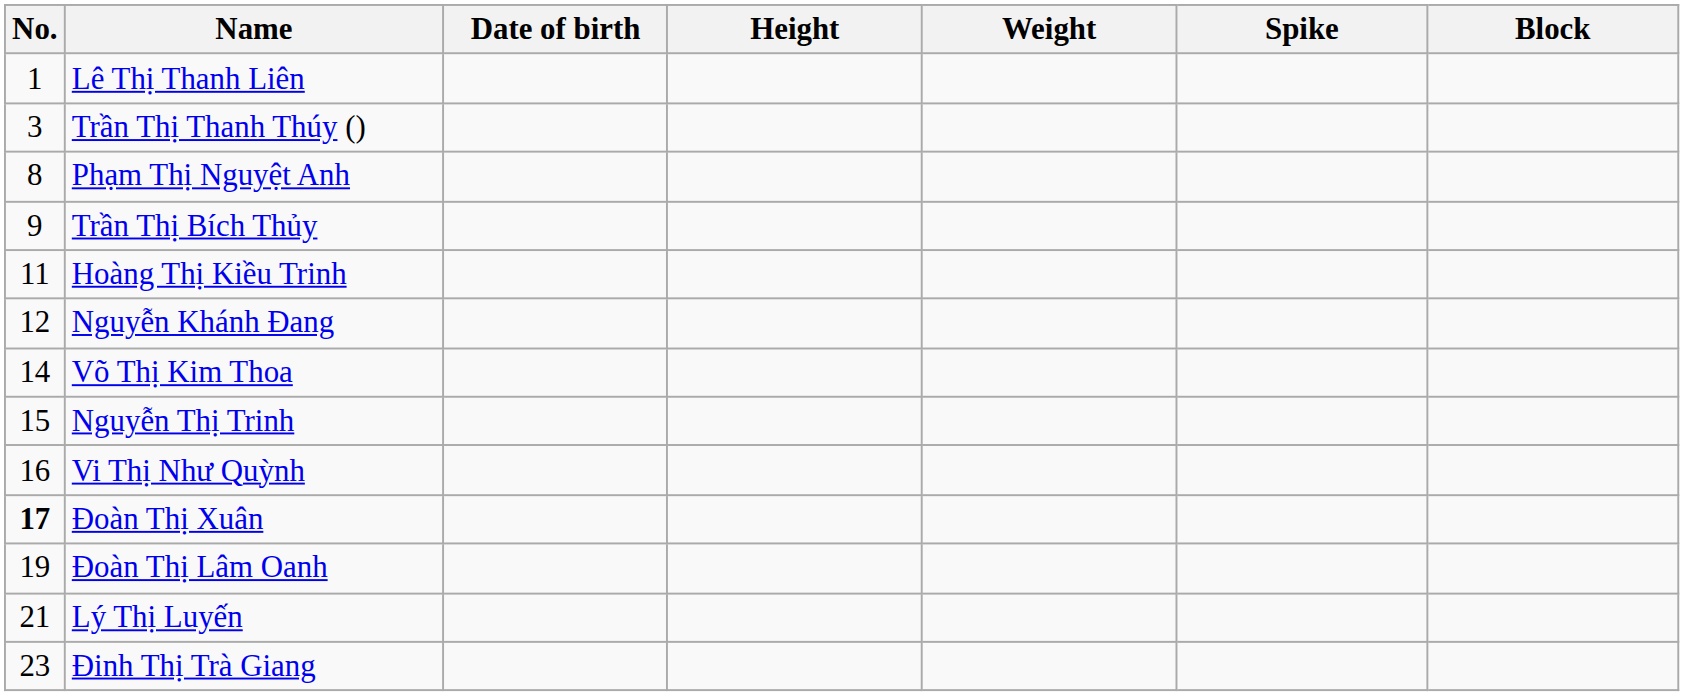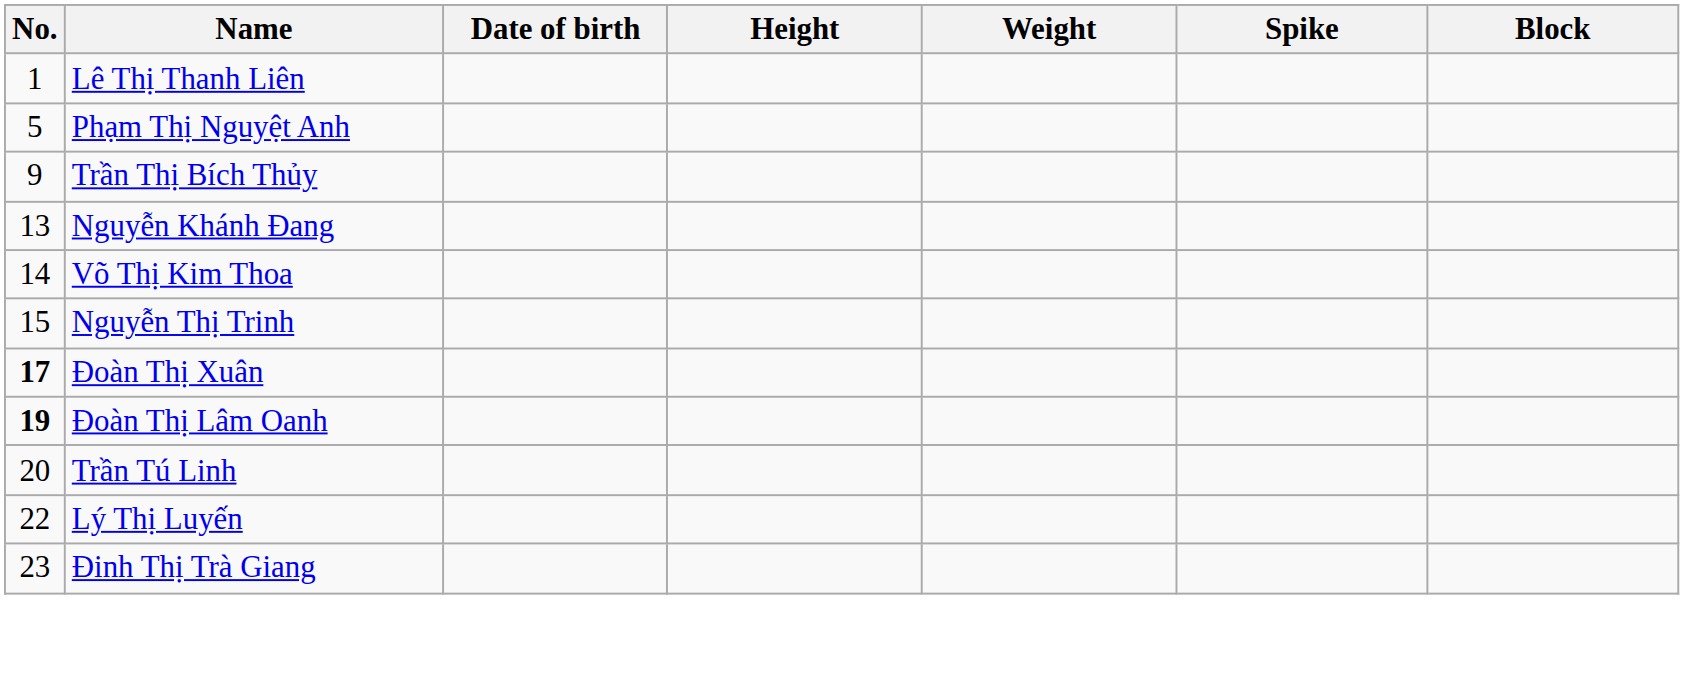- row: (219, 126)
(35, 175) 8 -> (35, 126) 5
- row: (209, 273)
(35, 322) 12 -> (35, 224) 13
- row: (188, 469)
(35, 567) normal -> (35, 420) bold
+ row: (154, 469)
(35, 616) 21 -> (35, 518) 22
